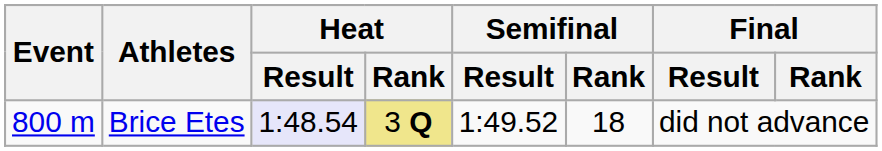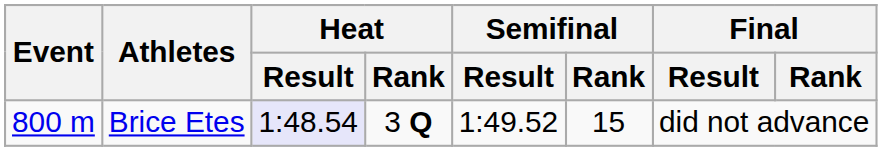(408, 123) khaki background -> (408, 123) no background
(609, 123) 18 -> (609, 123) 15
